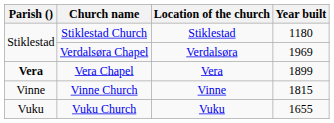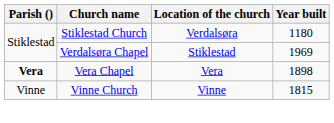(212, 33) Stiklestad -> (212, 33) Verdalsøra
(212, 52) Verdalsøra -> (212, 52) Stiklestad
(301, 71) 1899 -> (301, 71) 1898
- row: (104, 109)
